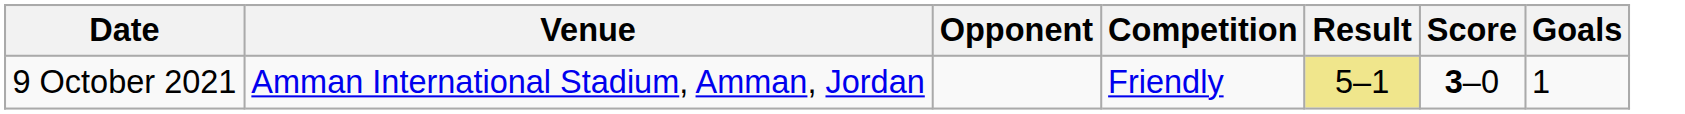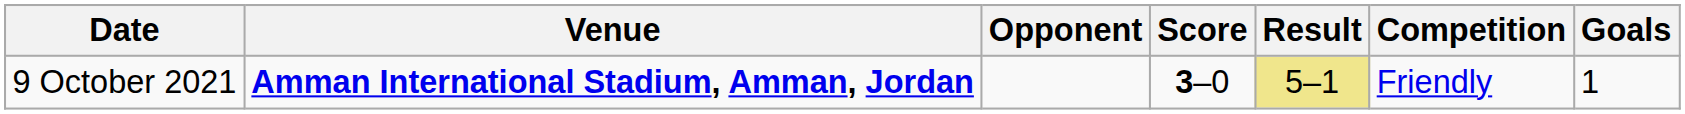columns swapped: (1472, 30) <-> (1203, 30)
(588, 81) normal -> (613, 81) bold
